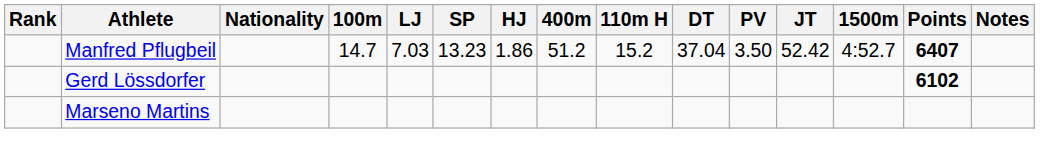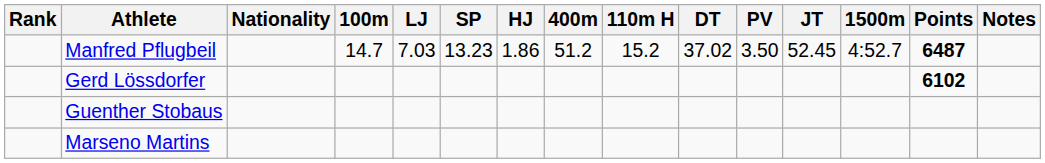(701, 50) 37.04 -> (708, 50) 37.02
(805, 50) 52.42 -> (812, 50) 52.45
(937, 50) 6407 -> (944, 50) 6487
+ row: (144, 111)
